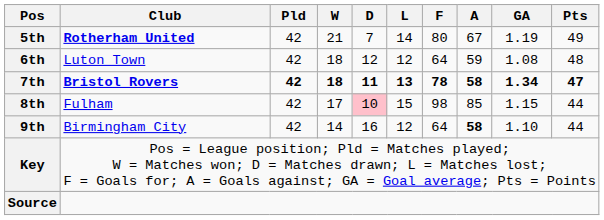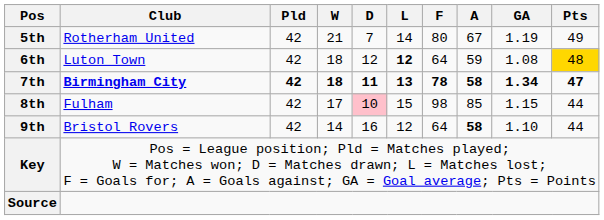(129, 38) bold -> (129, 38) normal
(405, 60) normal -> (405, 60) bold
(575, 60) no background -> (575, 60) gold background
(121, 82) Bristol Rovers -> (125, 82) Birmingham City
(125, 127) Birmingham City -> (121, 127) Bristol Rovers
